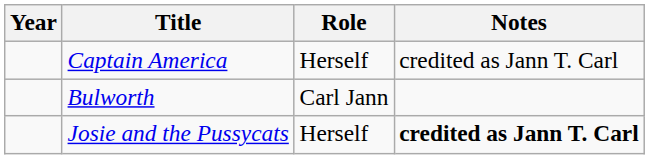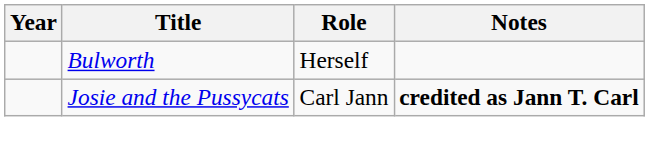- row: (148, 60)
(344, 97) Carl Jann -> (334, 60) Herself
(334, 134) Herself -> (344, 97) Carl Jann
